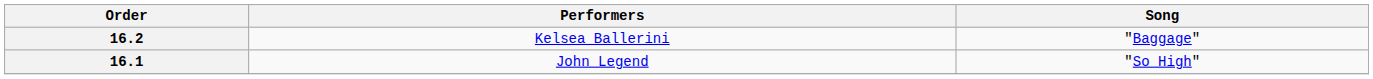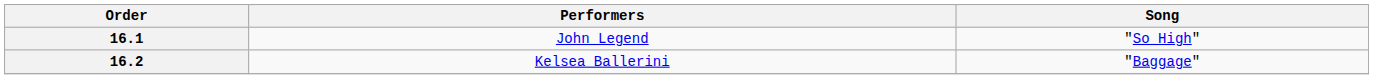rows swapped: (127, 62) <-> (127, 39)
